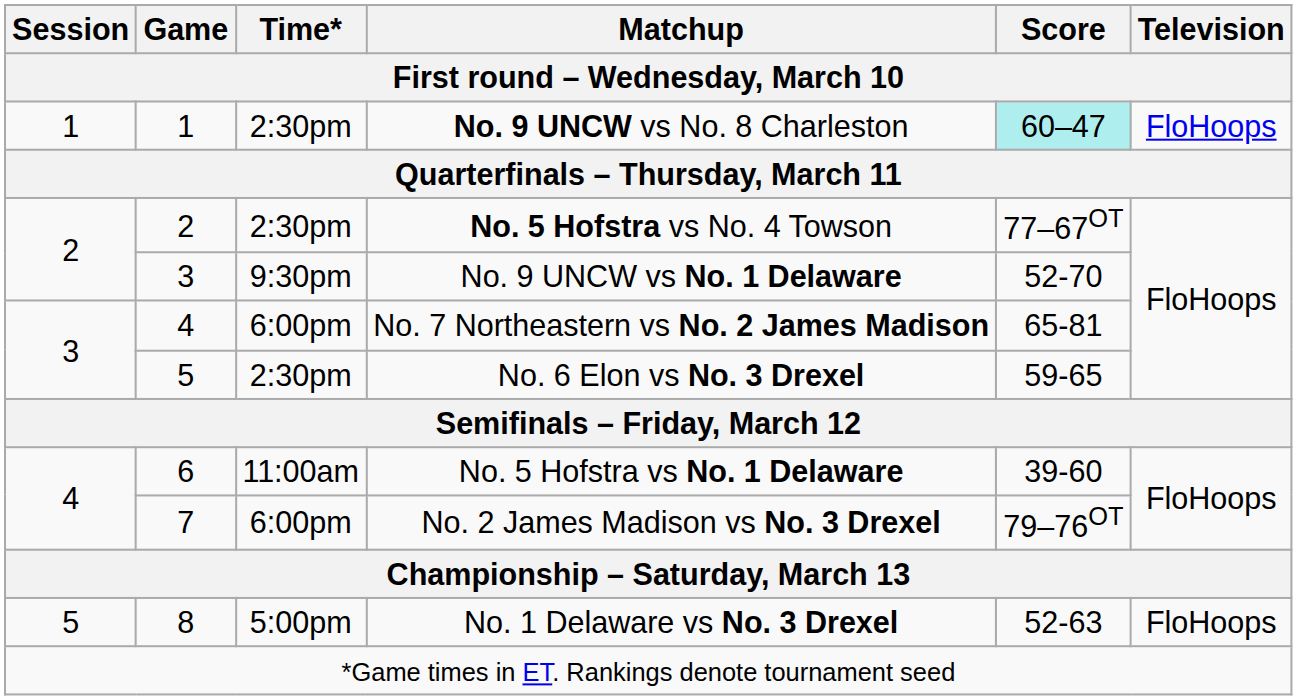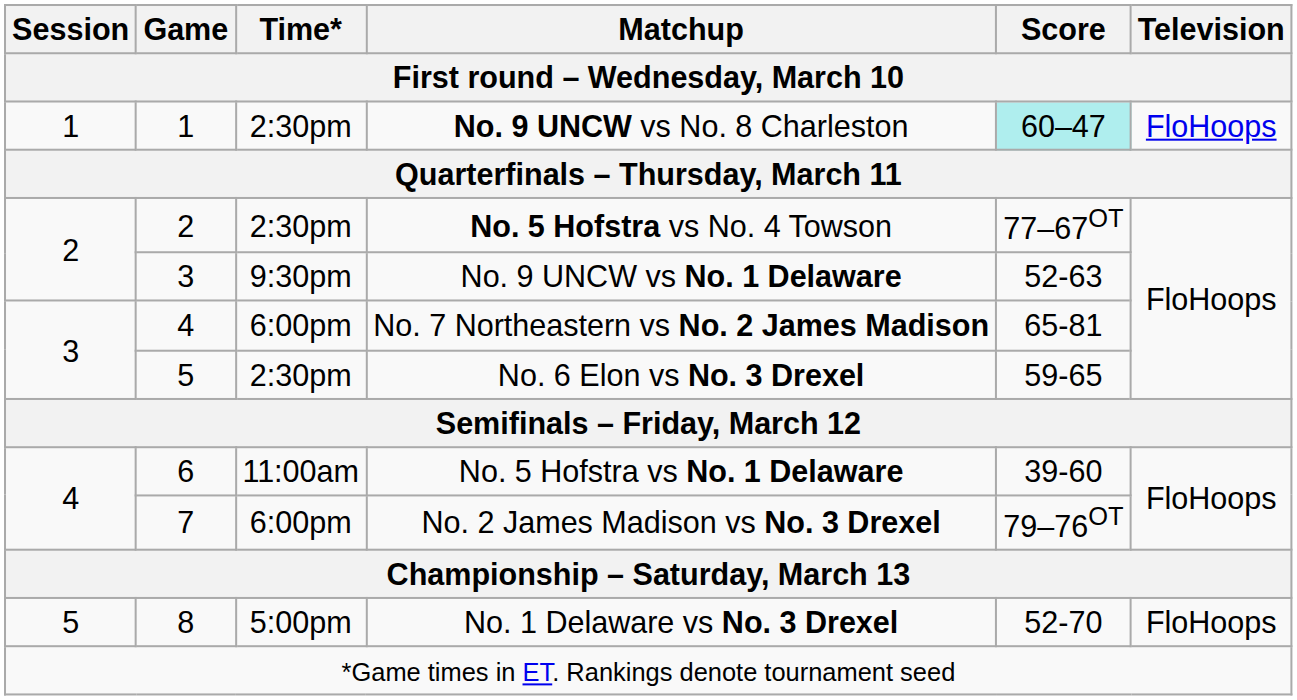(1063, 277) 52-70 -> (1063, 277) 52-63
(1063, 622) 52-63 -> (1063, 622) 52-70
